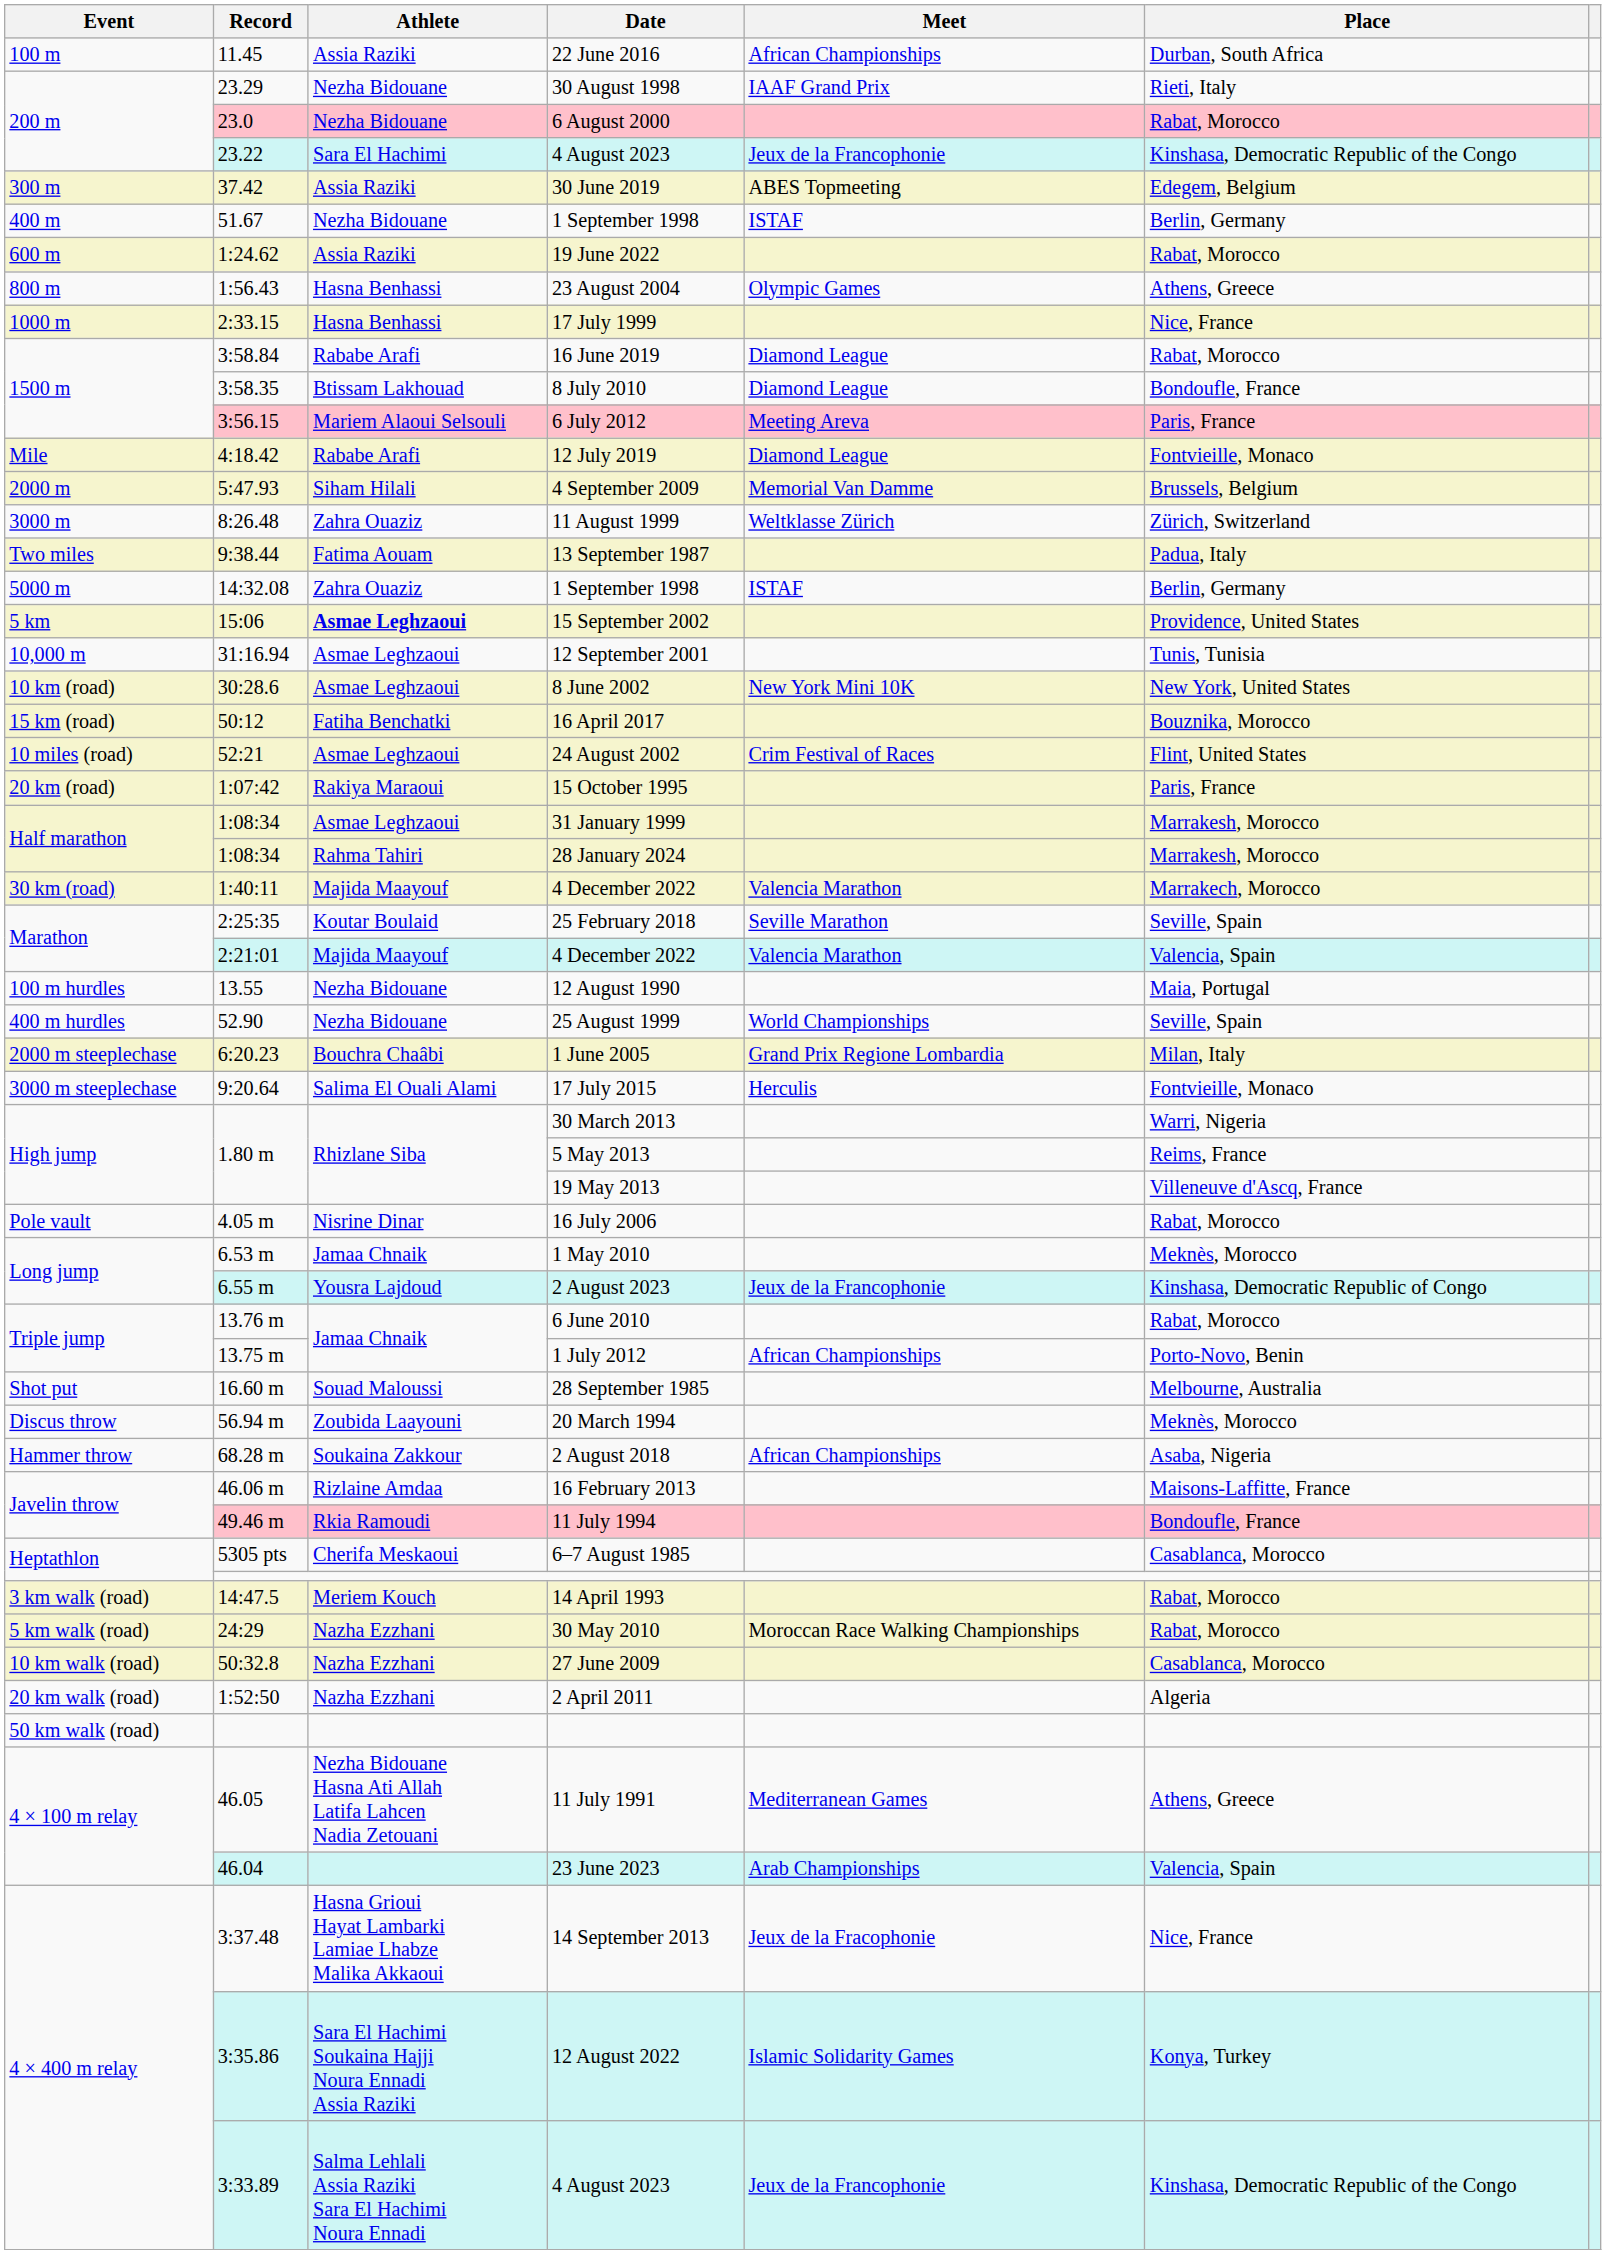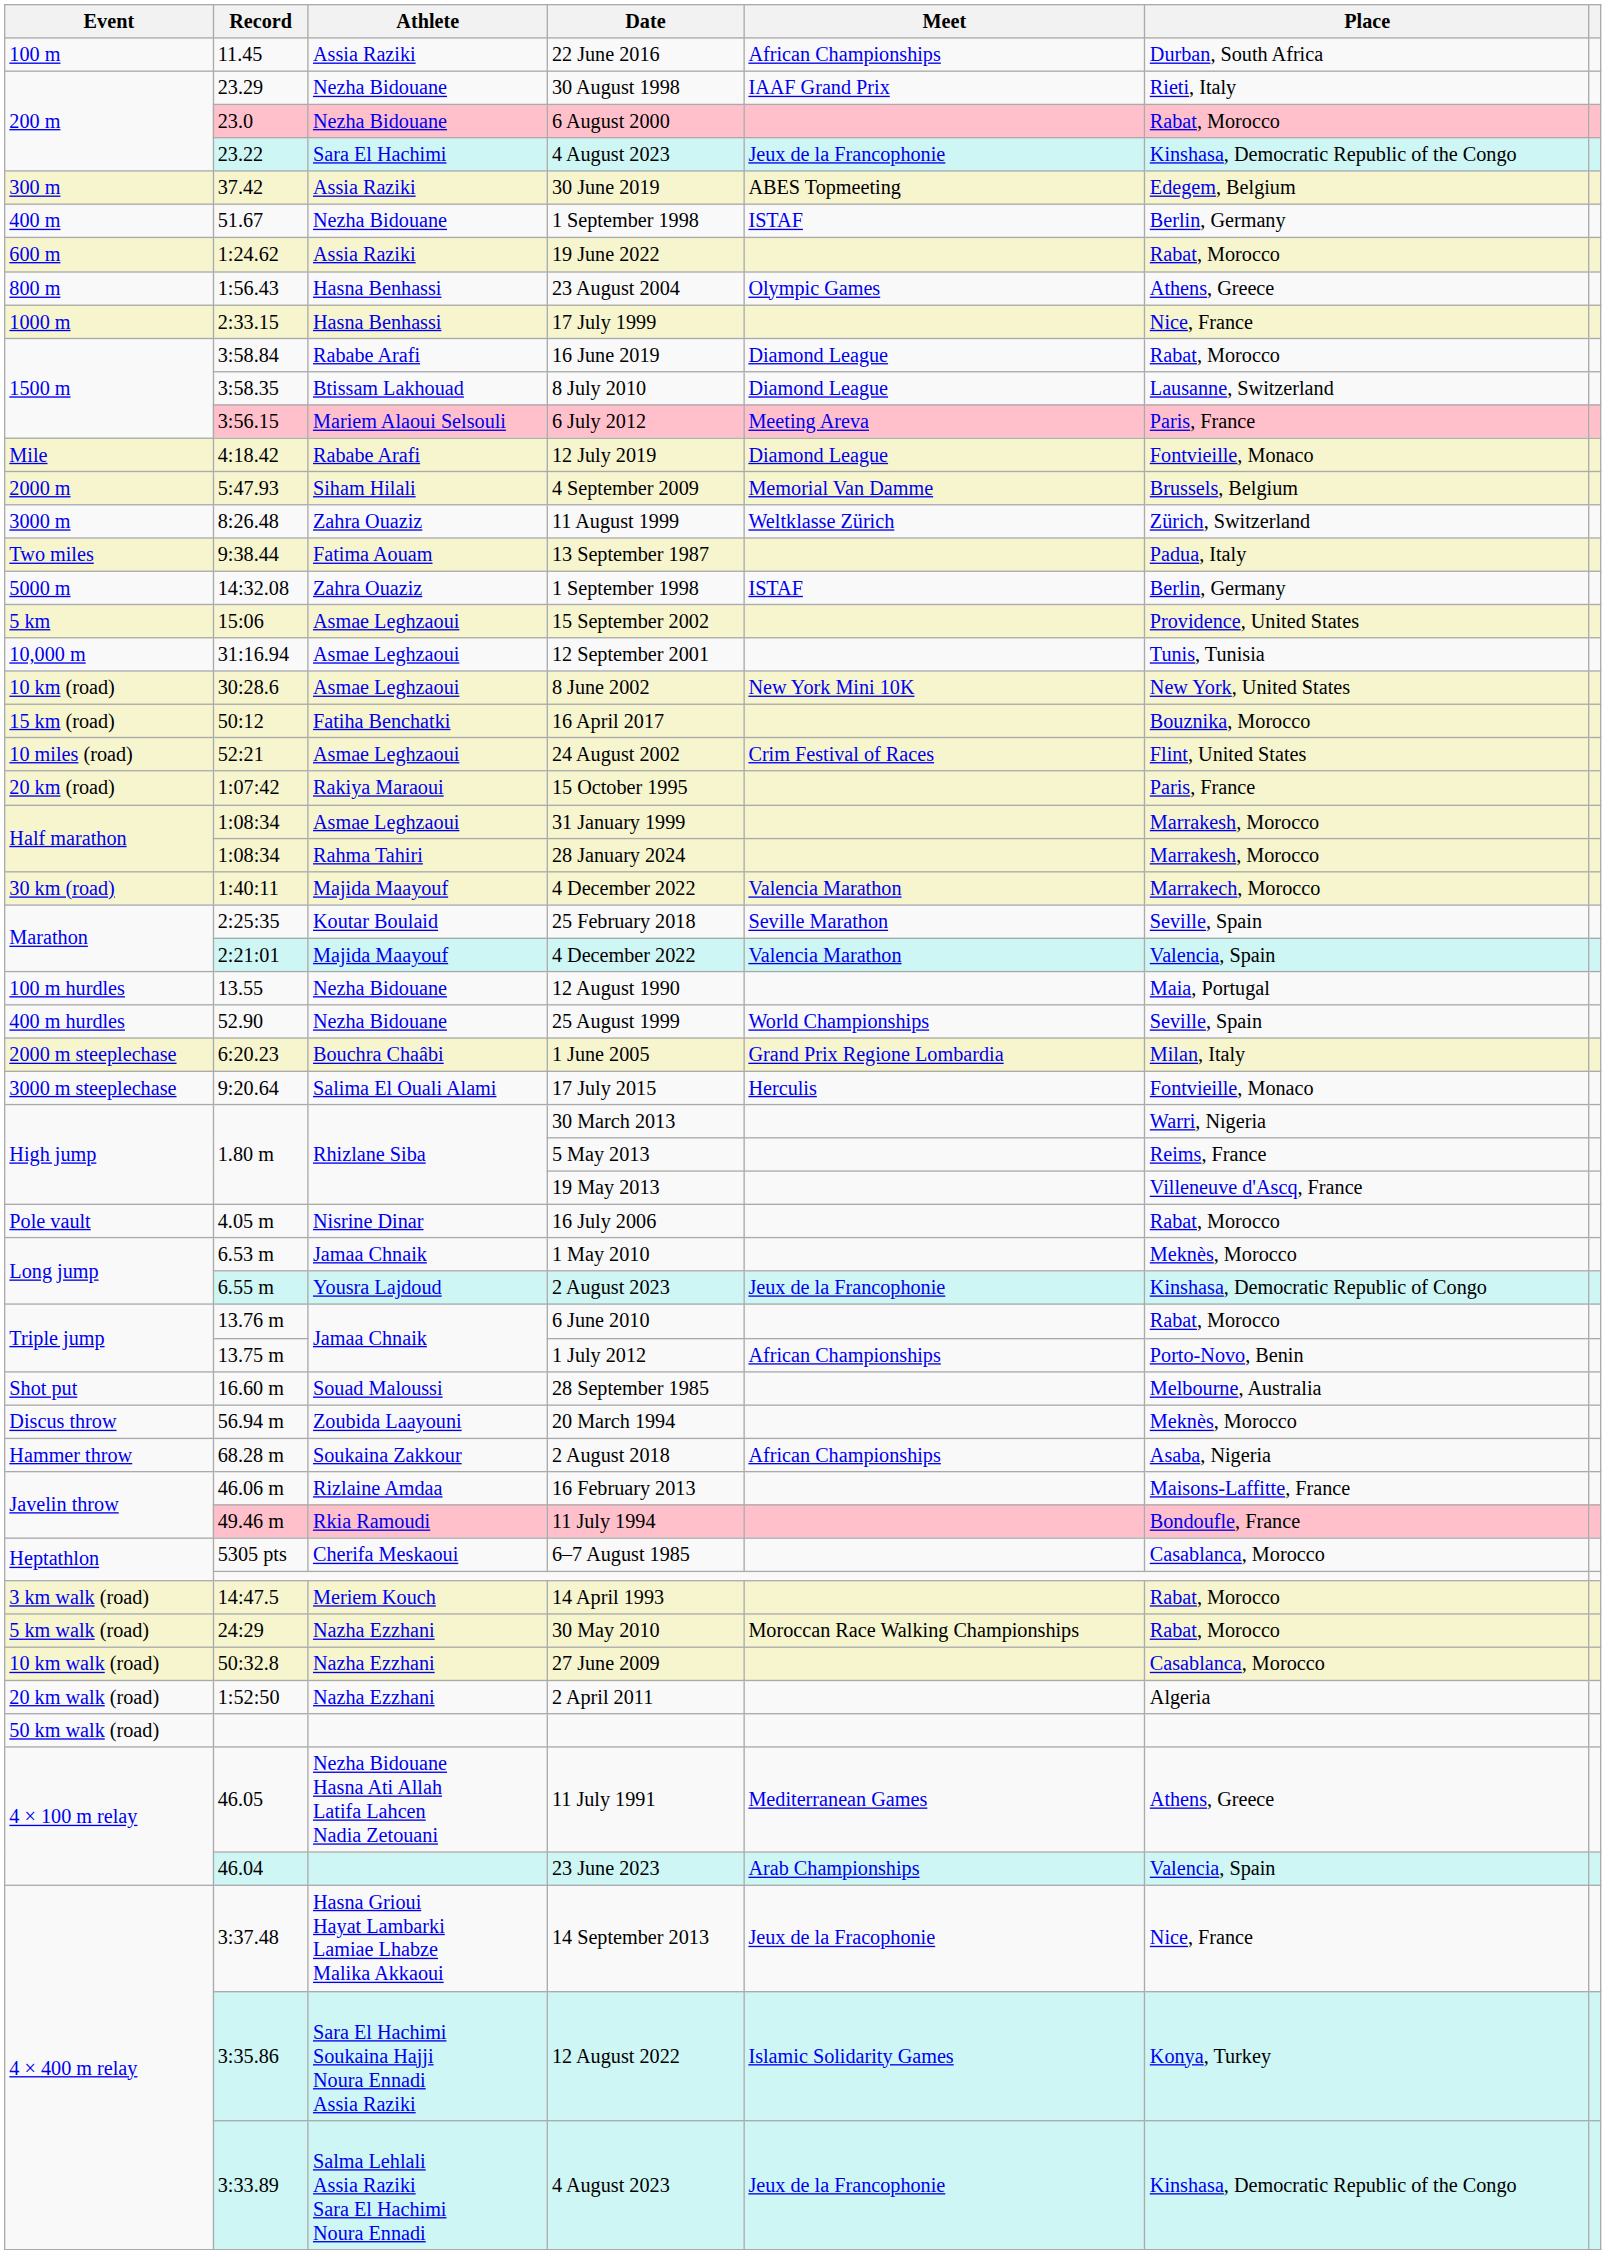(1225, 388) Bondoufle, France -> (1242, 388) Lausanne, Switzerland
(390, 621) bold -> (386, 621) normal
